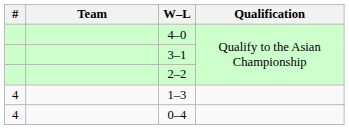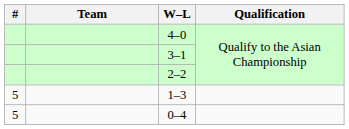(15, 94) 4 -> (15, 94) 5
(15, 114) 4 -> (15, 114) 5
